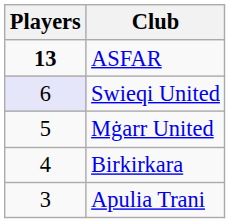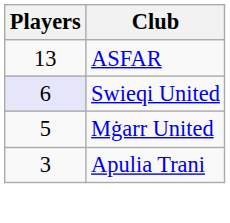(45, 57) bold -> (45, 57) normal
- row: (137, 164)
